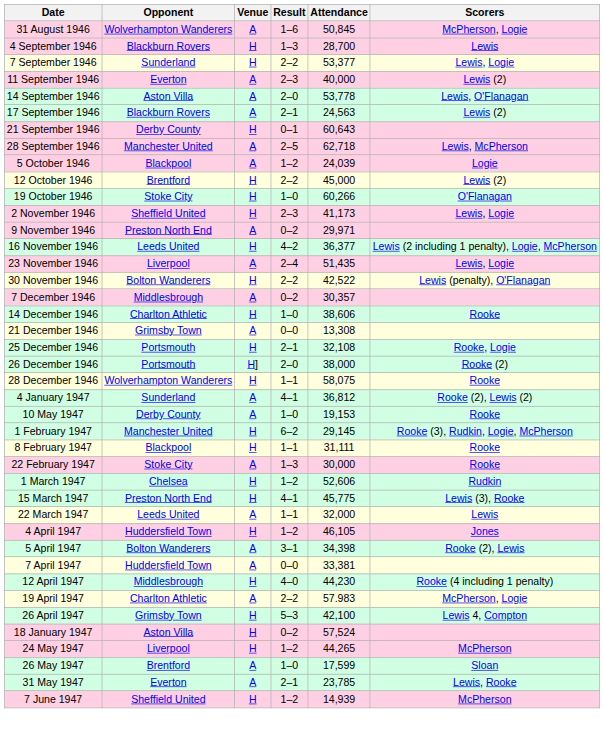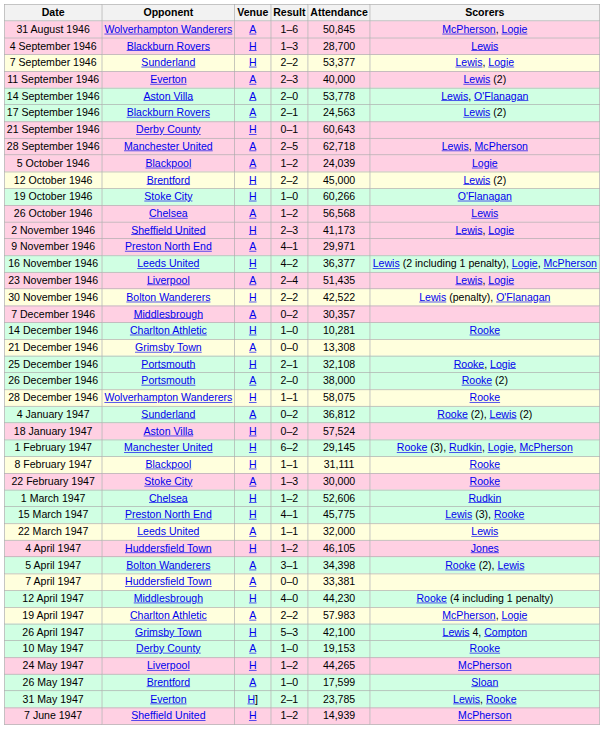+ row: (53, 213)
(289, 230) 0–2 -> (289, 247) 4–1
(339, 314) 38,606 -> (339, 331) 10,281
(253, 364) H] -> (253, 381) A
(289, 398) 4–1 -> (289, 414) 0–2
rows swapped: (53, 632) <-> (53, 414)
(253, 682) A -> (253, 699) H]
